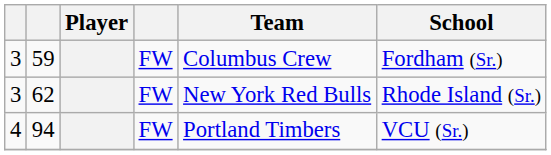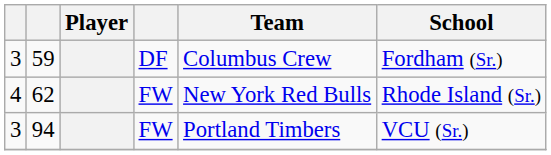(156, 58) FW -> (153, 58) DF
(16, 94) 3 -> (16, 94) 4
(16, 130) 4 -> (16, 130) 3
